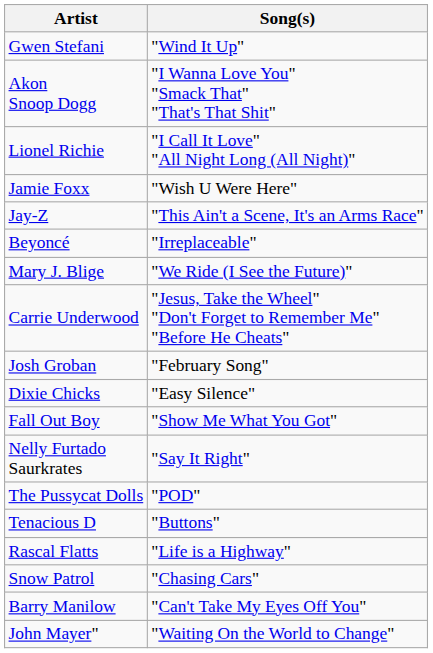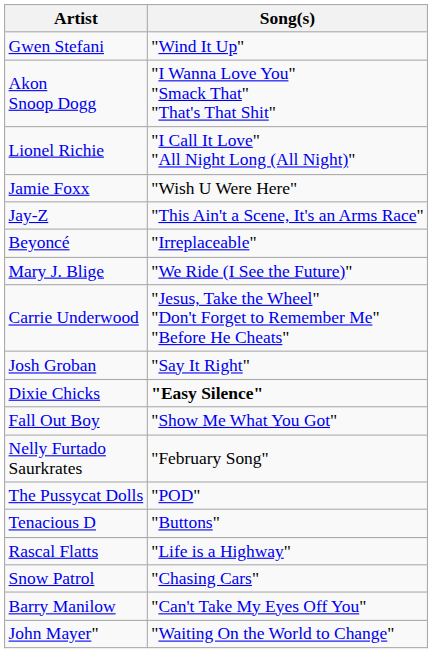(210, 365) "February Song" -> (201, 365) "Say It Right"
(203, 393) normal -> (207, 393) bold
(201, 458) "Say It Right" -> (210, 458) "February Song"
